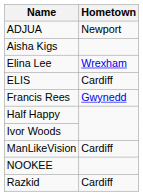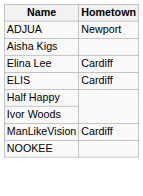(104, 64) Wrexham -> (97, 64) Cardiff
- row: (38, 98)
- row: (23, 183)
